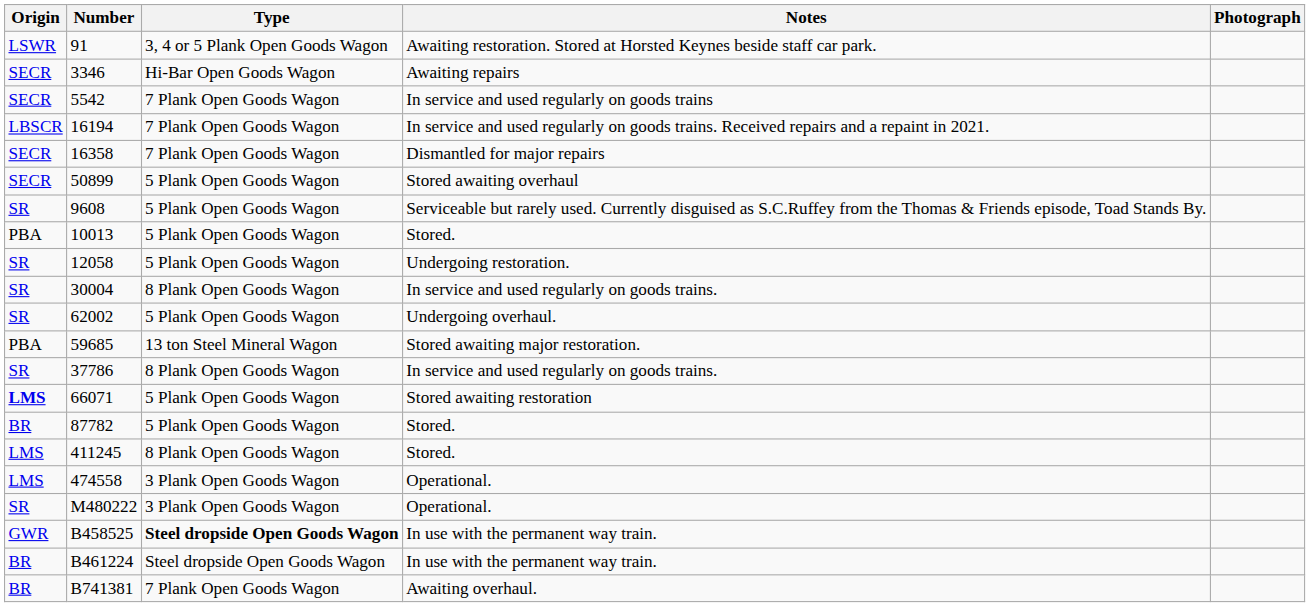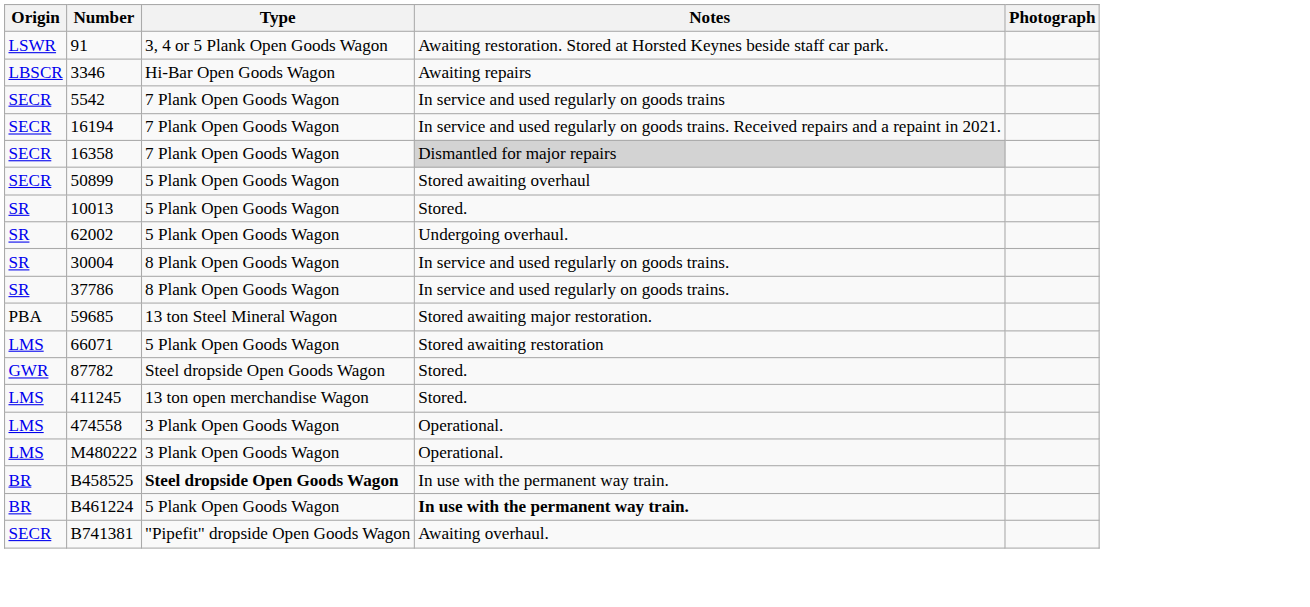(30, 72) SECR -> (36, 72) LBSCR
(36, 126) LBSCR -> (30, 126) SECR
(505, 153) no background -> (517, 153) lightgrey background
- row: (88, 208)
(25, 235) PBA -> (19, 208) SR
- row: (92, 262)
rows swapped: (92, 316) <-> (92, 289)
rows swapped: (92, 371) <-> (92, 343)
(27, 398) bold -> (26, 343) normal
(20, 425) BR -> (28, 371) GWR
(242, 425) 5 Plank Open Goods Wagon -> (265, 371) Steel dropside Open Goods Wagon
(242, 452) 8 Plank Open Goods Wagon -> (257, 398) 13 ton open merchandise Wagon
(19, 506) SR -> (26, 452) LMS
(28, 533) GWR -> (20, 479) BR
(265, 561) Steel dropside Open Goods Wagon -> (242, 506) 5 Plank Open Goods Wagon
(532, 561) normal -> (554, 506) bold
(20, 588) BR -> (30, 533) SECR
(242, 588) 7 Plank Open Goods Wagon -> (278, 533) "Pipefit" dropside Open Goods Wagon
